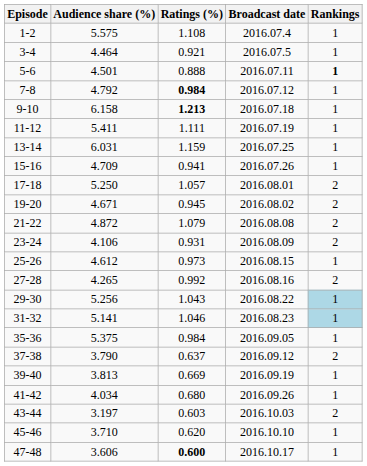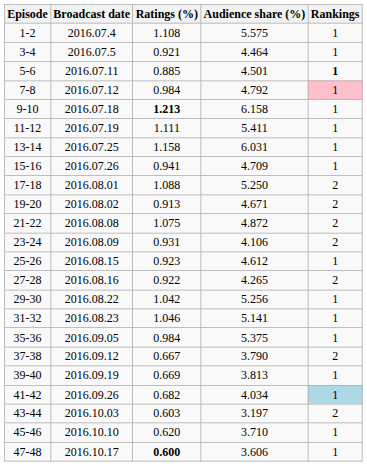columns swapped: (267, 14) <-> (104, 14)
(192, 71) 0.888 -> (167, 71) 0.885
(192, 90) bold -> (167, 90) normal
(335, 90) no background -> (335, 90) pink background
(192, 147) 1.159 -> (167, 147) 1.158
(192, 185) 1.057 -> (167, 185) 1.088
(192, 204) 0.945 -> (167, 204) 0.913
(192, 223) 1.079 -> (167, 223) 1.075
(192, 261) 0.973 -> (167, 261) 0.923
(192, 280) 0.992 -> (167, 280) 0.922
(192, 299) 1.043 -> (167, 299) 1.042
(335, 299) lightblue background -> (335, 299) no background
(335, 318) lightblue background -> (335, 318) no background
(192, 356) 0.637 -> (167, 356) 0.667
(192, 394) 0.680 -> (167, 394) 0.682
(335, 394) no background -> (335, 394) lightblue background
